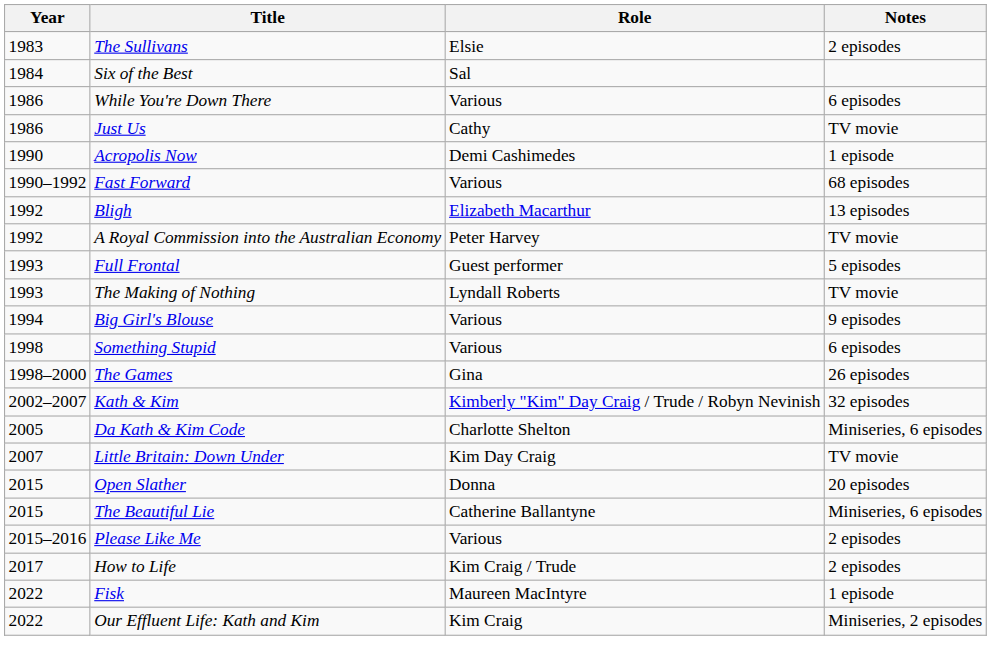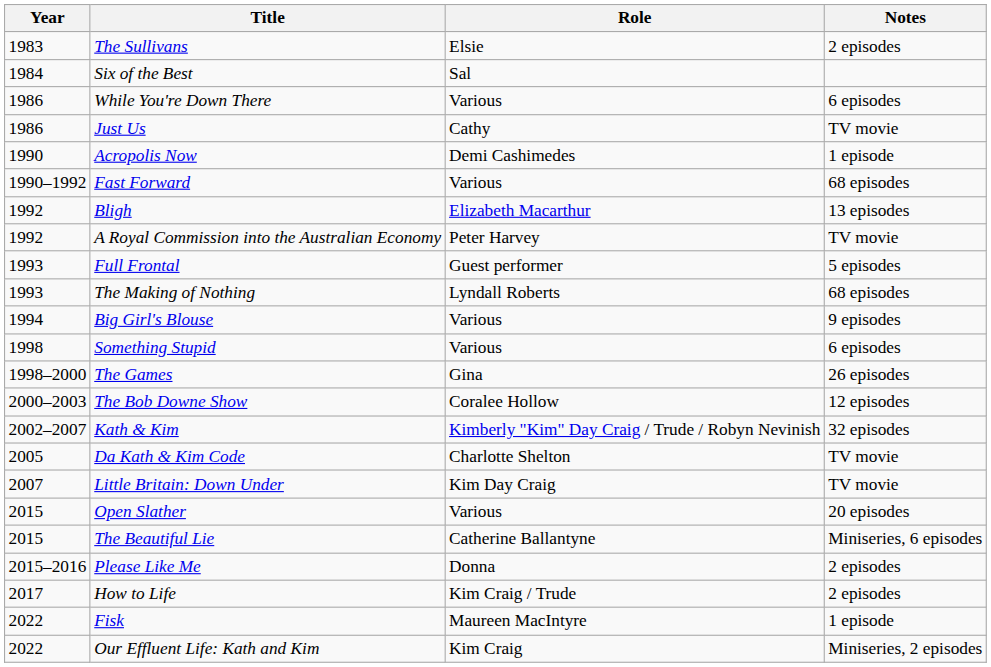(863, 292) TV movie -> (869, 292) 68 episodes
+ row: (171, 401)
(905, 429) Miniseries, 6 episodes -> (863, 456) TV movie
(472, 484) Donna -> (475, 511) Various
(475, 538) Various -> (472, 566) Donna
